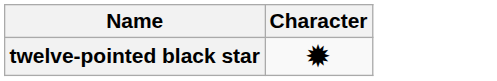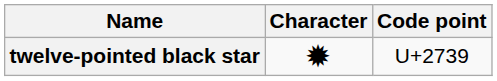+ column: (432, 21)
